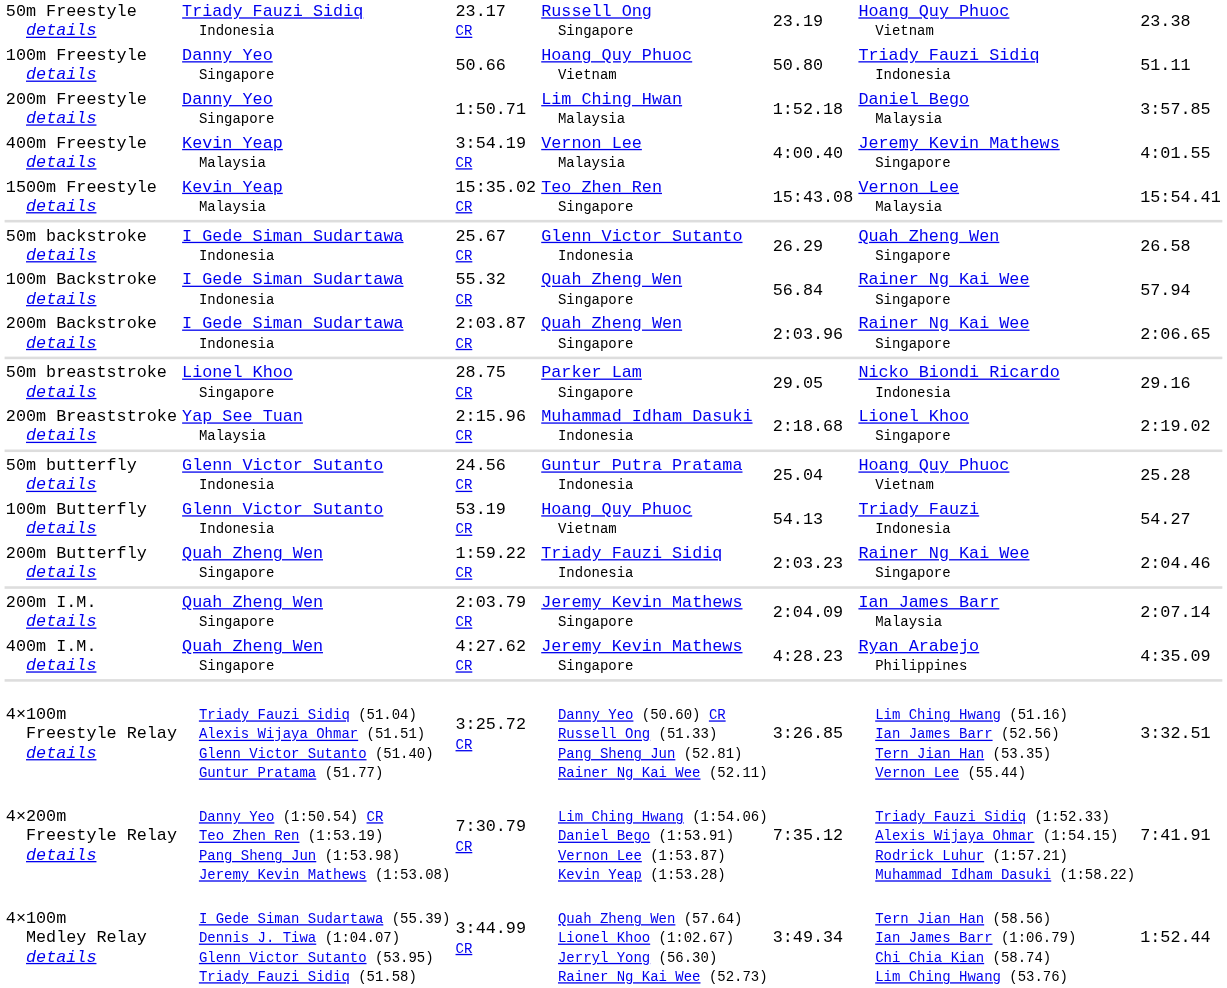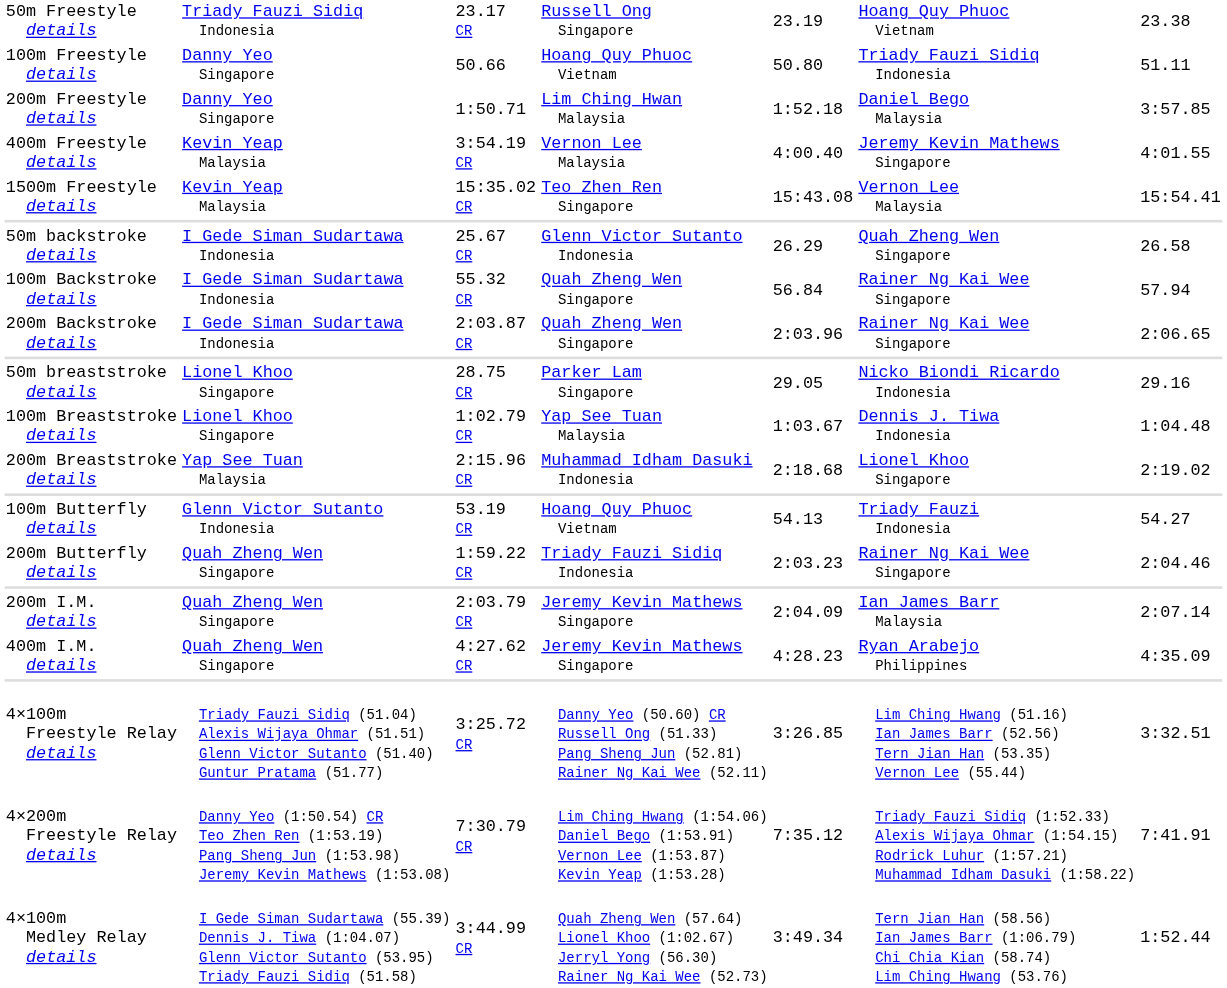+ row: (91, 426)
- row: (71, 475)
